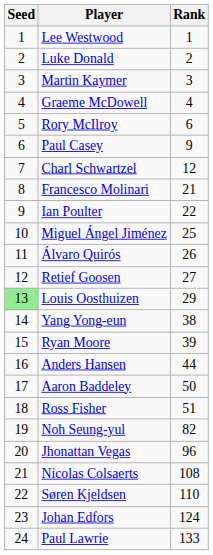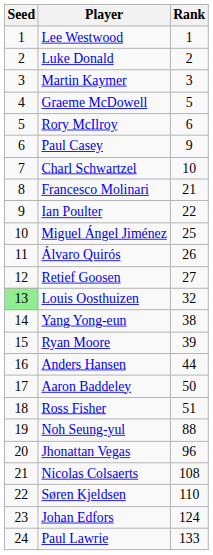(189, 102) 4 -> (189, 102) 5
(189, 168) 12 -> (189, 168) 10
(189, 299) 29 -> (189, 299) 32
(189, 430) 82 -> (189, 430) 88
